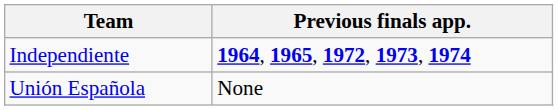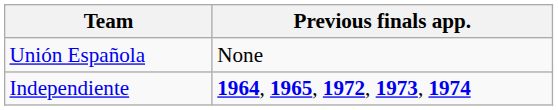rows swapped: (77, 88) <-> (69, 54)
